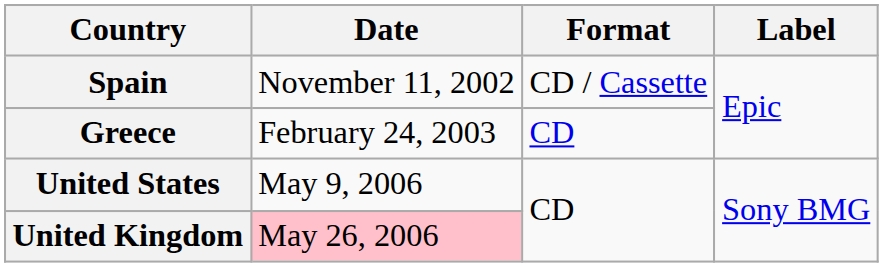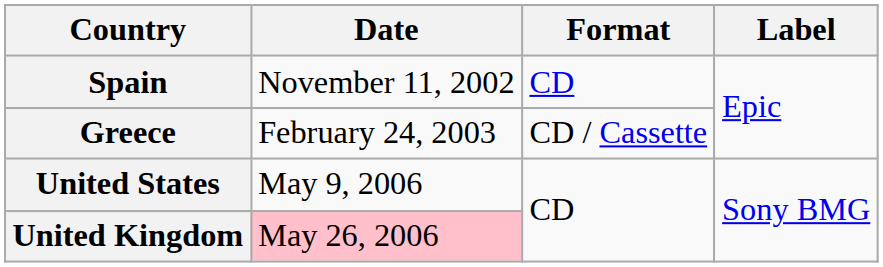(618, 81) CD / Cassette -> (552, 81) CD
(552, 132) CD -> (618, 132) CD / Cassette
